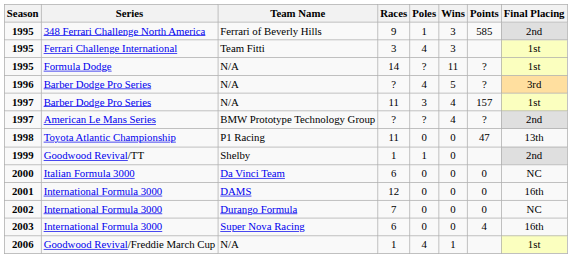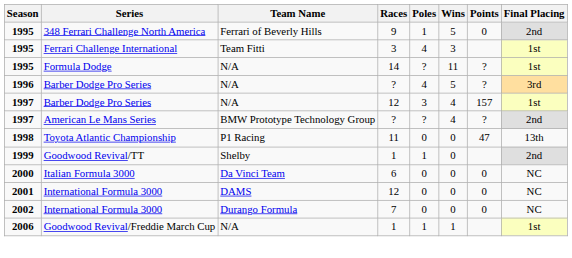(453, 31) 3 -> (453, 31) 5
(484, 31) 585 -> (484, 31) 0
(394, 102) 11 -> (394, 102) 12
(534, 191) 16th -> (534, 191) NC
- row: (23, 227)
(424, 244) 4 -> (424, 227) 1
